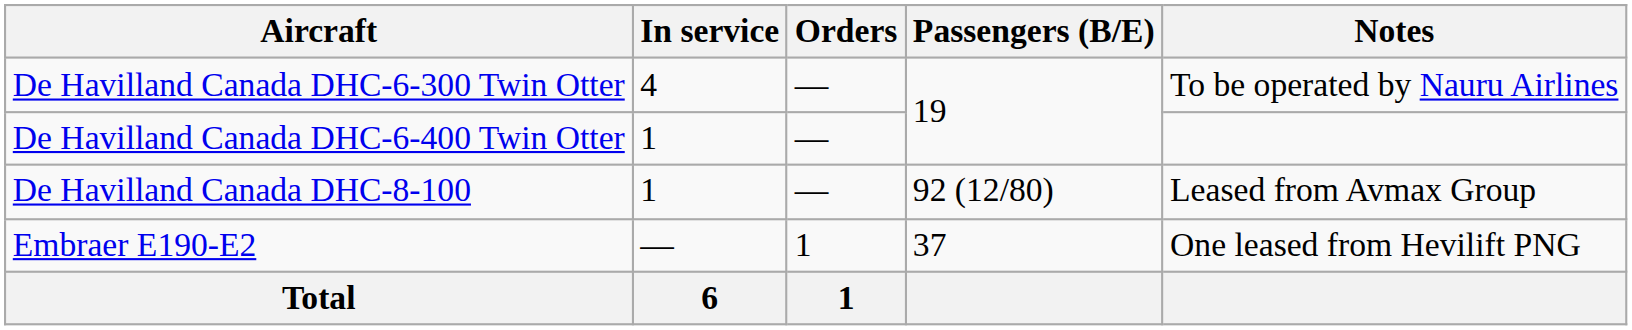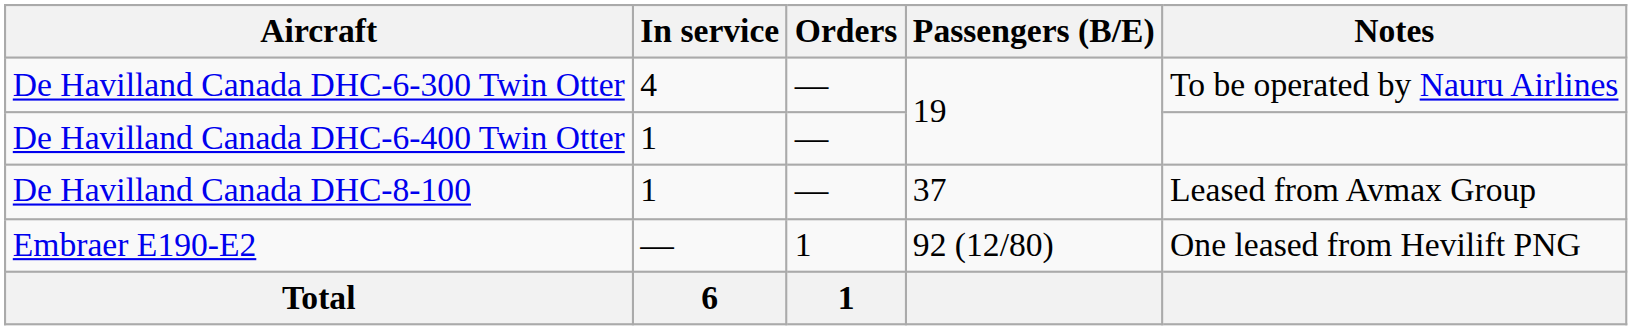(983, 191) 92 (12/80) -> (930, 191) 37
(930, 244) 37 -> (983, 244) 92 (12/80)
